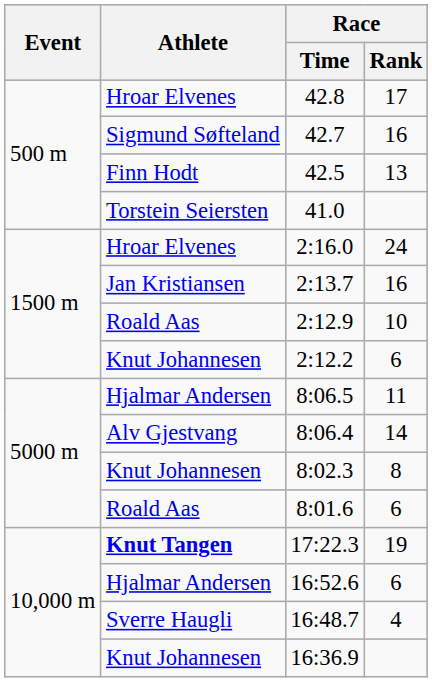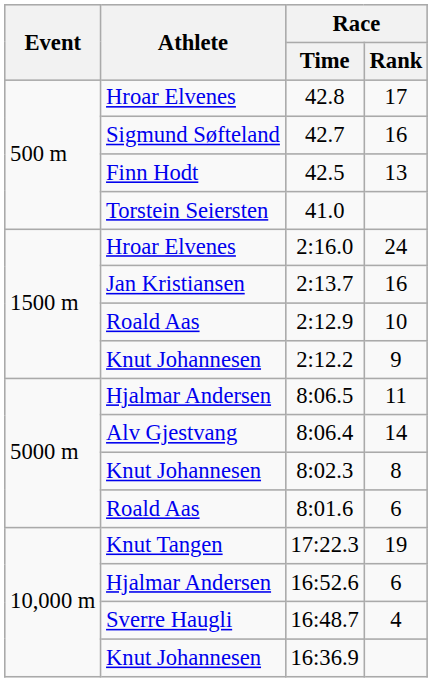(396, 359) 6 -> (396, 359) 9
(169, 545) bold -> (164, 545) normal
